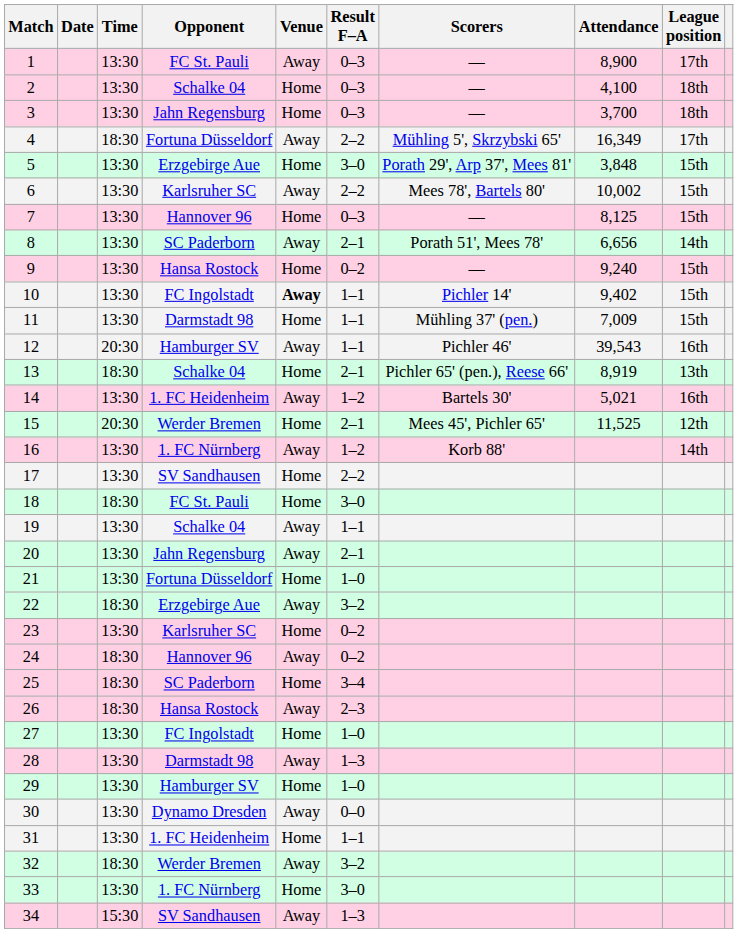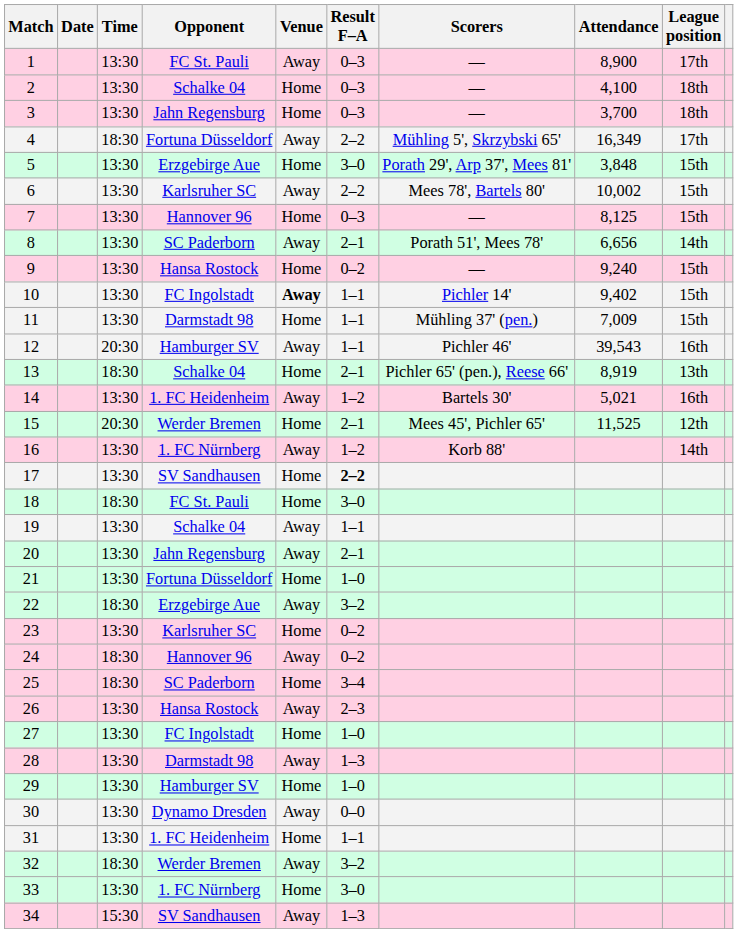(353, 475) normal -> (353, 475) bold
(120, 708) 18:30 -> (120, 708) 13:30
